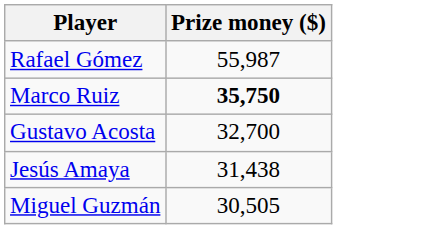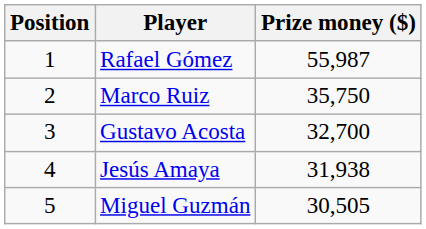+ column: (50, 22)
(248, 95) bold -> (338, 95) normal
(248, 168) 31,438 -> (338, 168) 31,938
